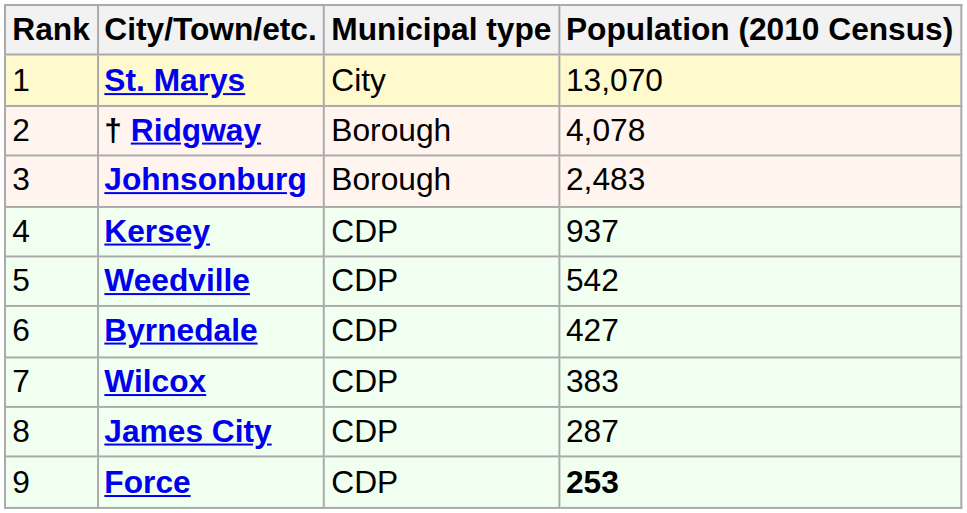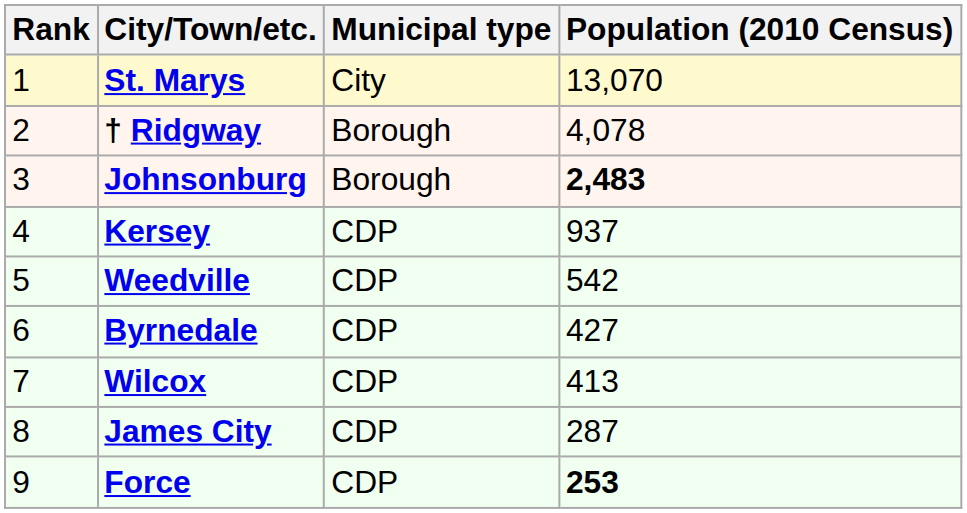(606, 180) normal -> (606, 180) bold
(592, 381) 383 -> (592, 381) 413
